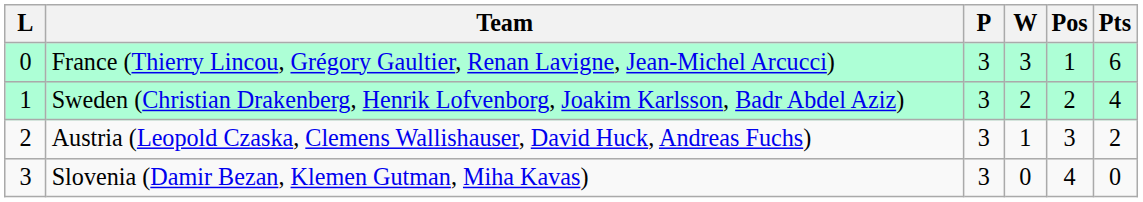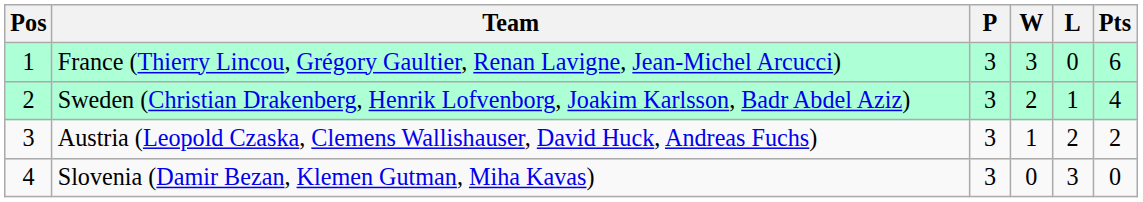columns swapped: (1070, 23) <-> (25, 23)
